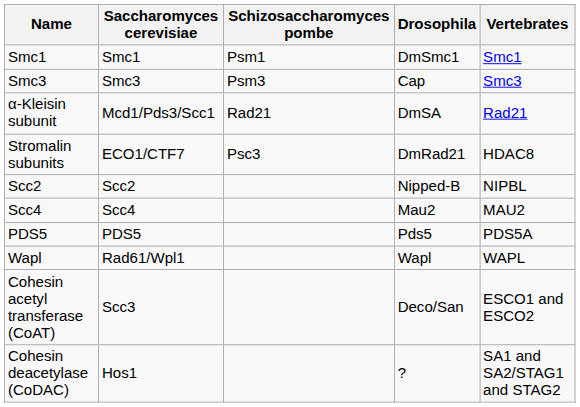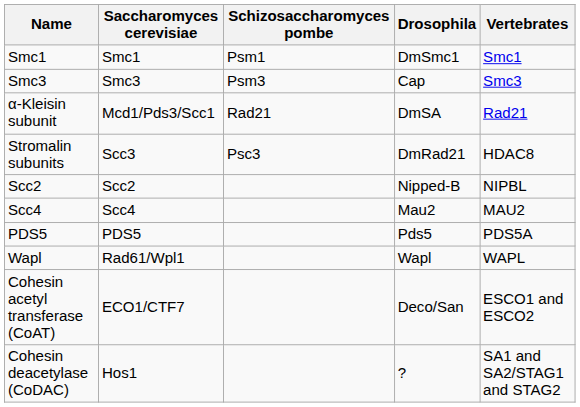(143, 154) ECO1/CTF7 -> (119, 154) Scc3
(119, 307) Scc3 -> (143, 307) ECO1/CTF7
